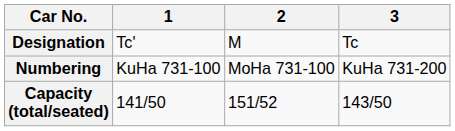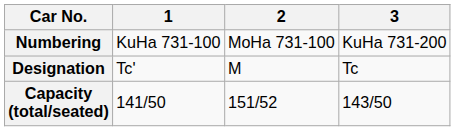rows swapped: (59, 42) <-> (59, 68)
